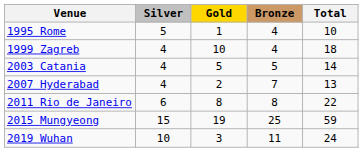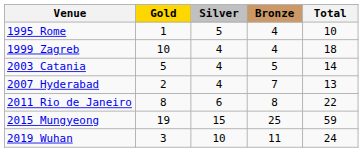columns swapped: (219, 13) <-> (163, 13)
